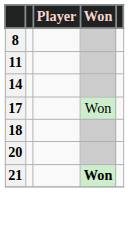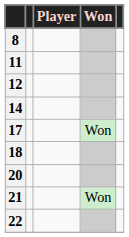+ row: (15, 85)
(98, 175) bold -> (98, 198) normal
+ row: (15, 220)
